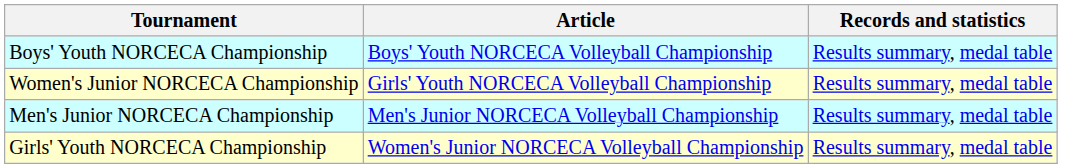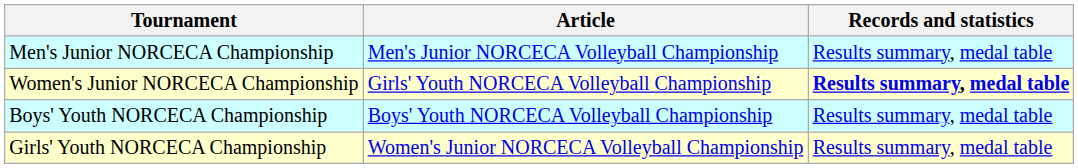rows swapped: (171, 115) <-> (168, 52)
(933, 83) normal -> (941, 83) bold
